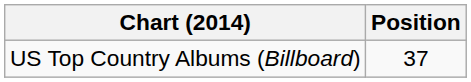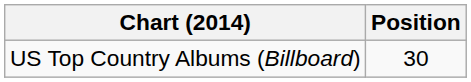(416, 58) 37 -> (416, 58) 30
